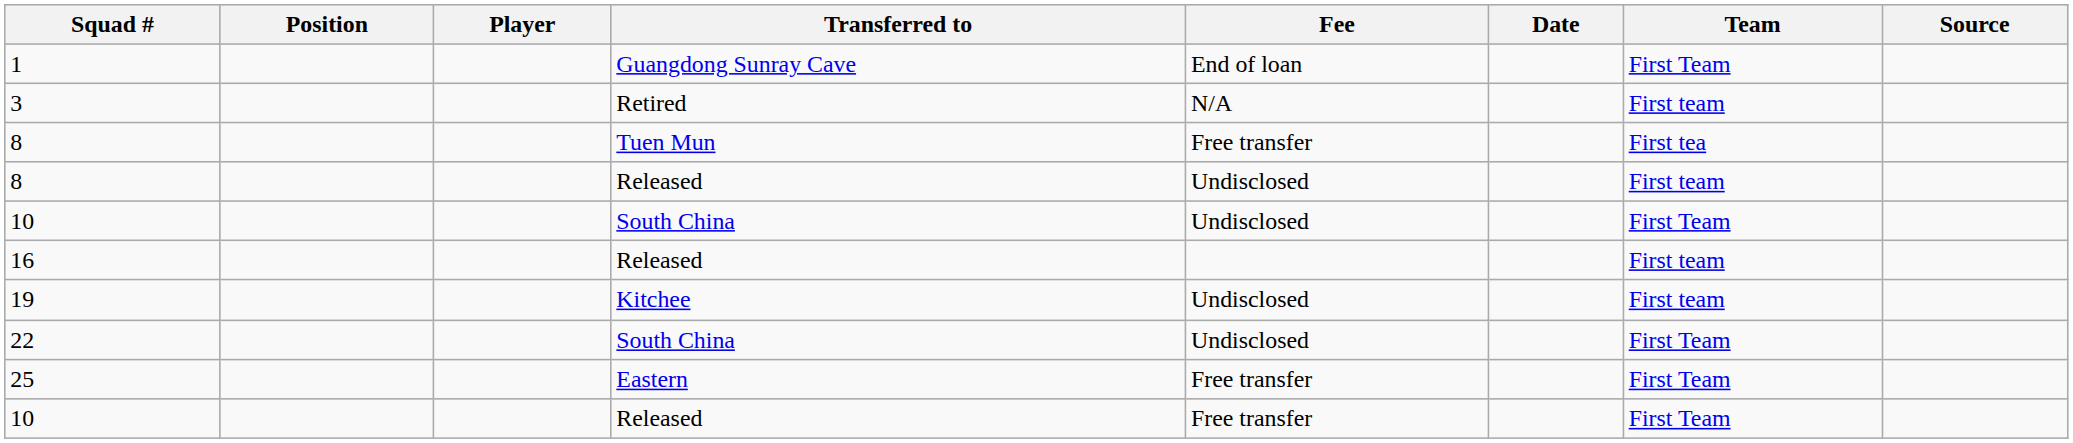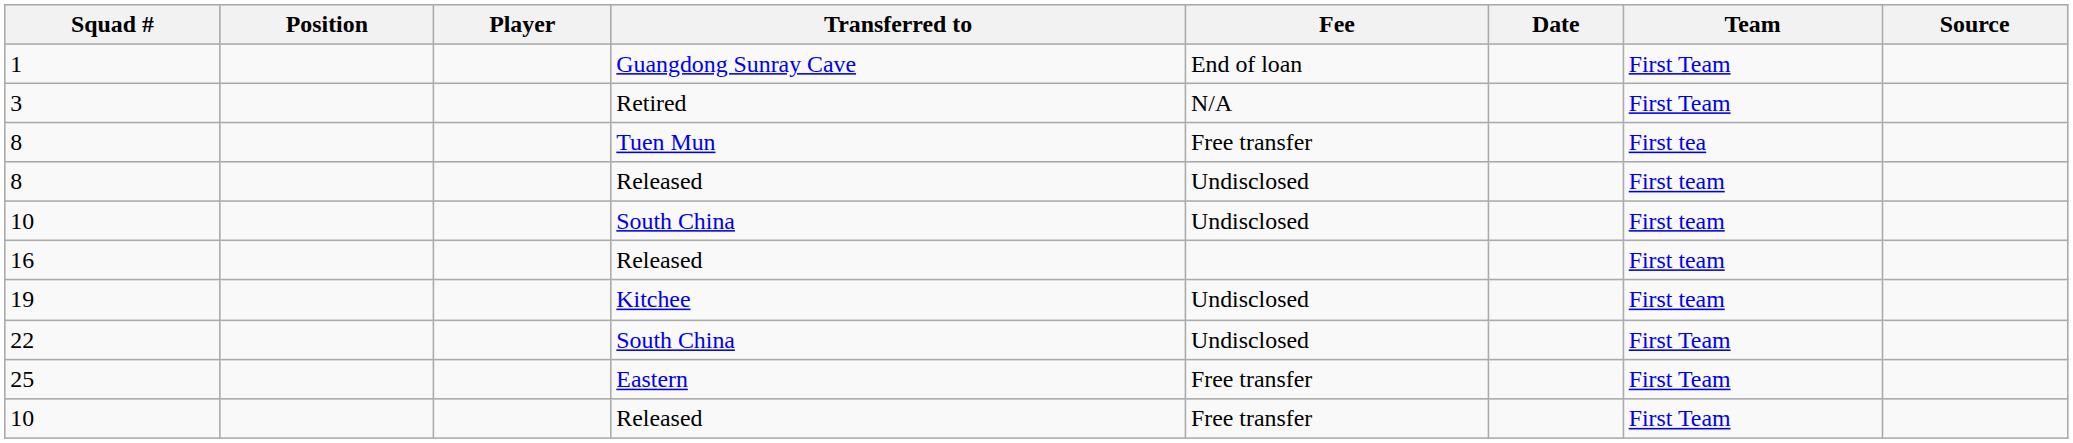(1677, 103) First team -> (1680, 103) First Team
(1680, 221) First Team -> (1677, 221) First team
